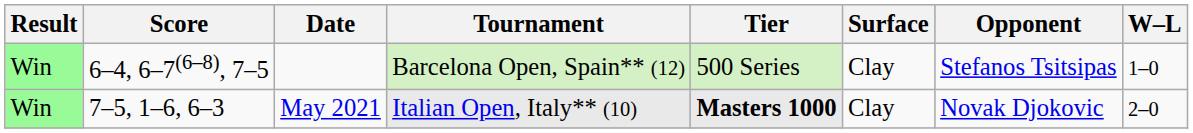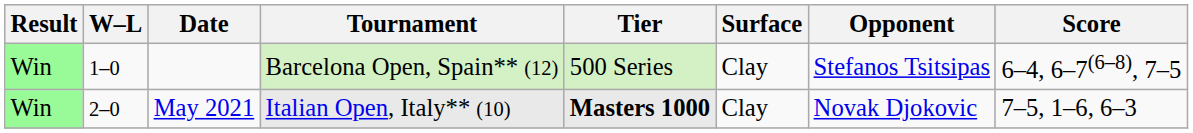columns swapped: (1155, 24) <-> (179, 24)
